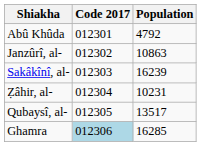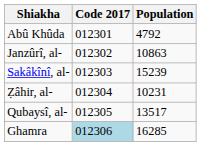(151, 72) 16239 -> (151, 72) 15239
